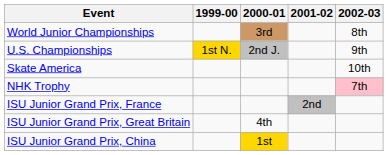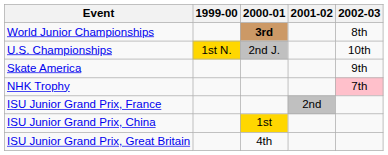(264, 31) normal -> (264, 31) bold
(359, 50) 9th -> (359, 50) 10th
(359, 68) 10th -> (359, 68) 9th
rows swapped: (99, 123) <-> (81, 141)
